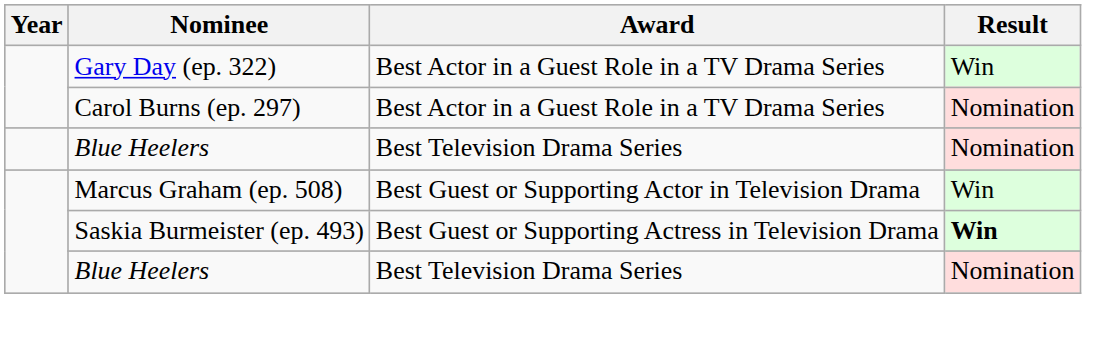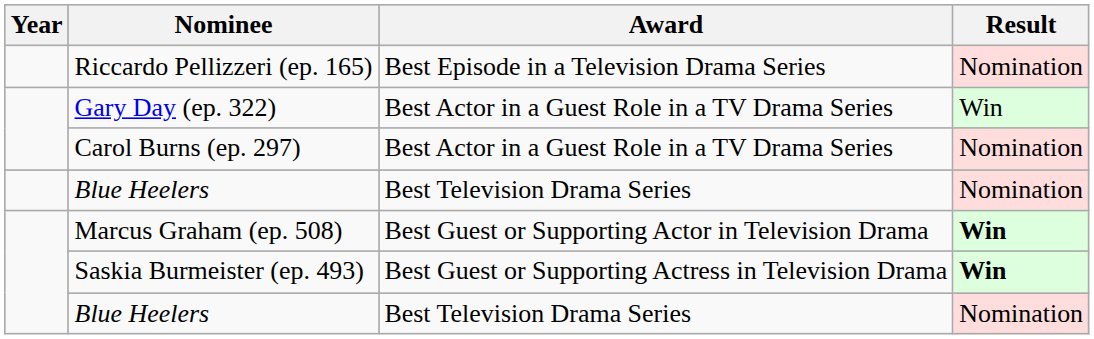+ row: (224, 66)
(972, 189) normal -> (983, 230) bold
